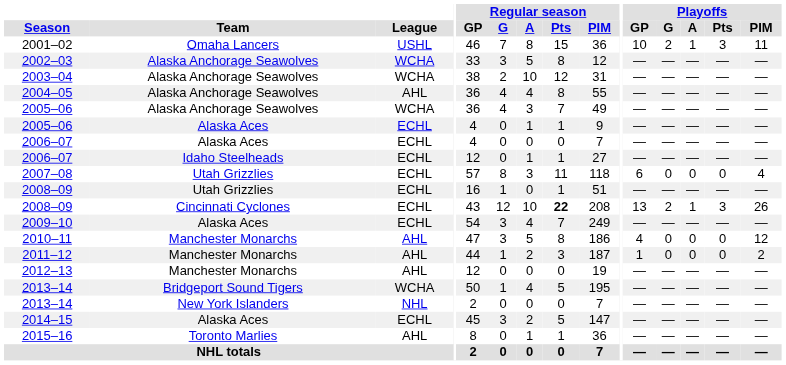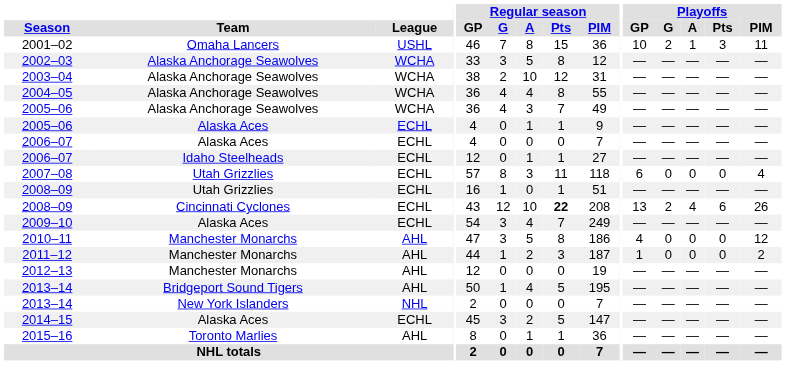(415, 93) AHL -> (415, 93) WCHA
(692, 206) 1 -> (692, 206) 4
(723, 206) 3 -> (723, 206) 6
(415, 287) WCHA -> (415, 287) AHL
